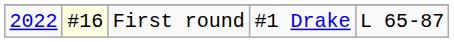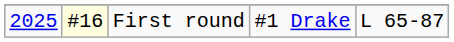(34, 21) 2022 -> (34, 21) 2025
